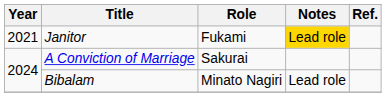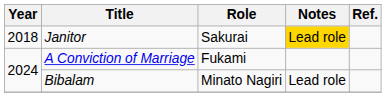(23, 37) 2021 -> (23, 37) 2018
(224, 37) Fukami -> (224, 37) Sakurai
(224, 59) Sakurai -> (224, 59) Fukami
